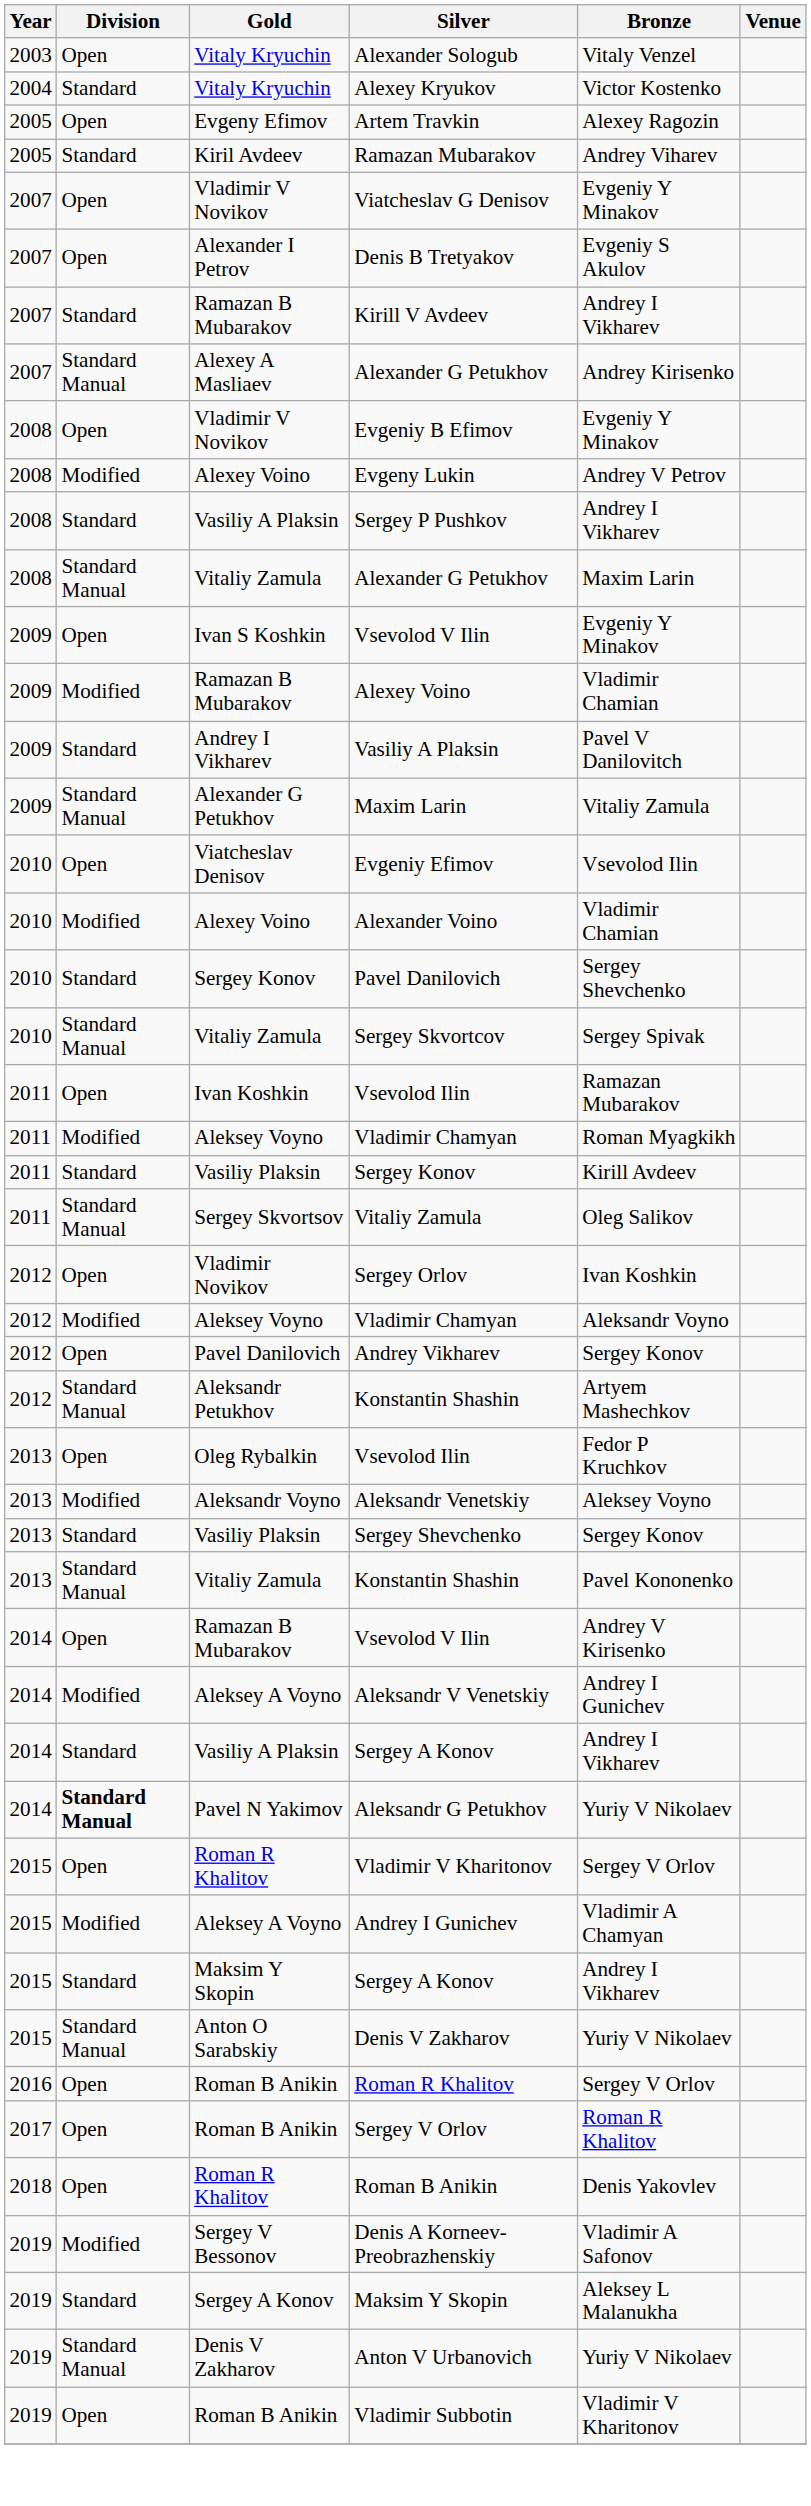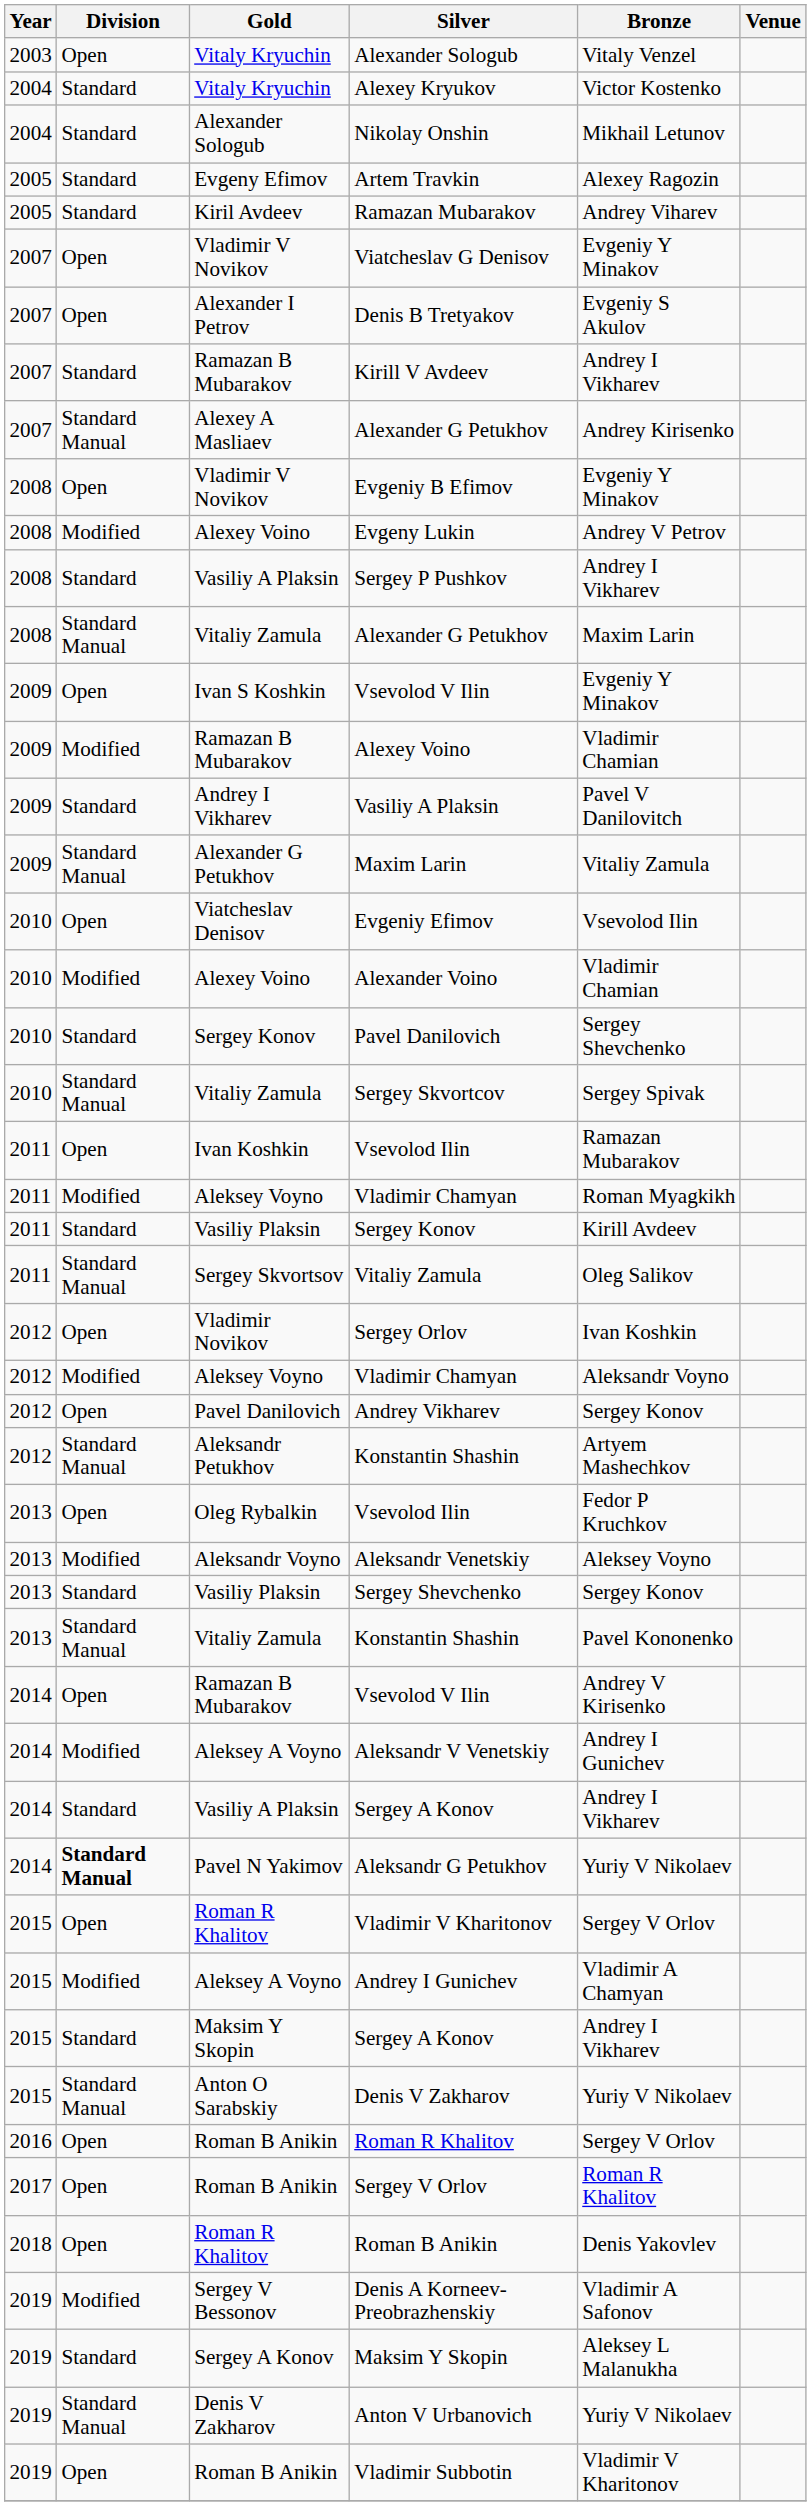+ row: (31, 133)
(84, 121) Open -> (99, 178) Standard
